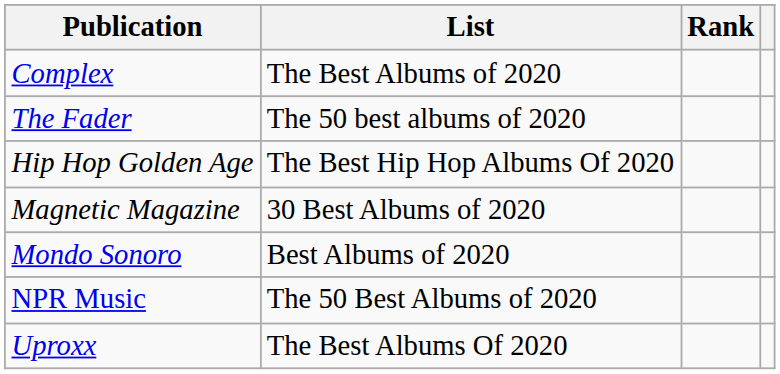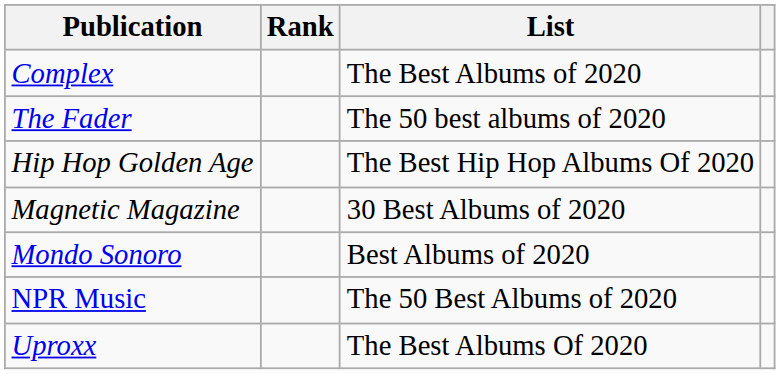columns swapped: (470, 27) <-> (721, 27)
